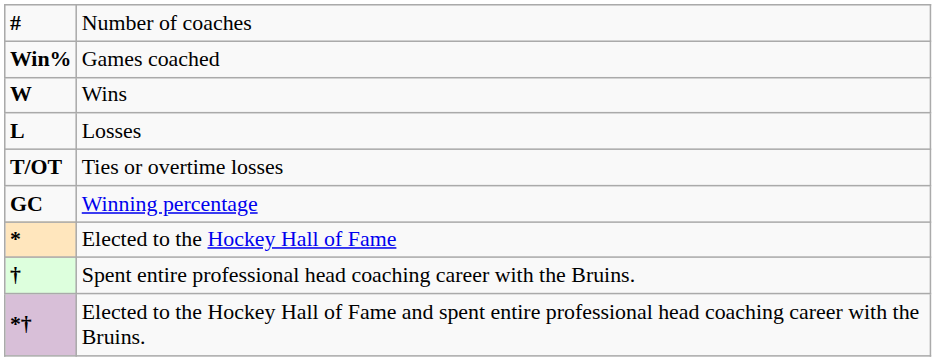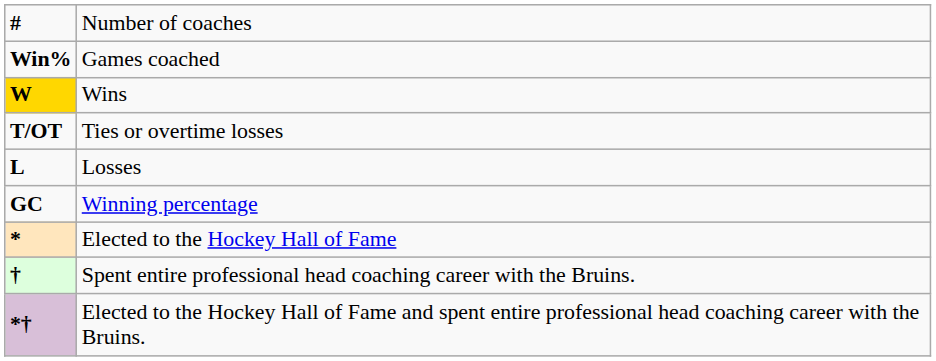(21, 95) no background -> (21, 95) gold background
rows swapped: (112, 131) <-> (183, 167)
